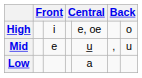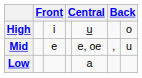(89, 30) e, oe -> (89, 30) u̲
(89, 47) u̲ -> (89, 47) e, oe
